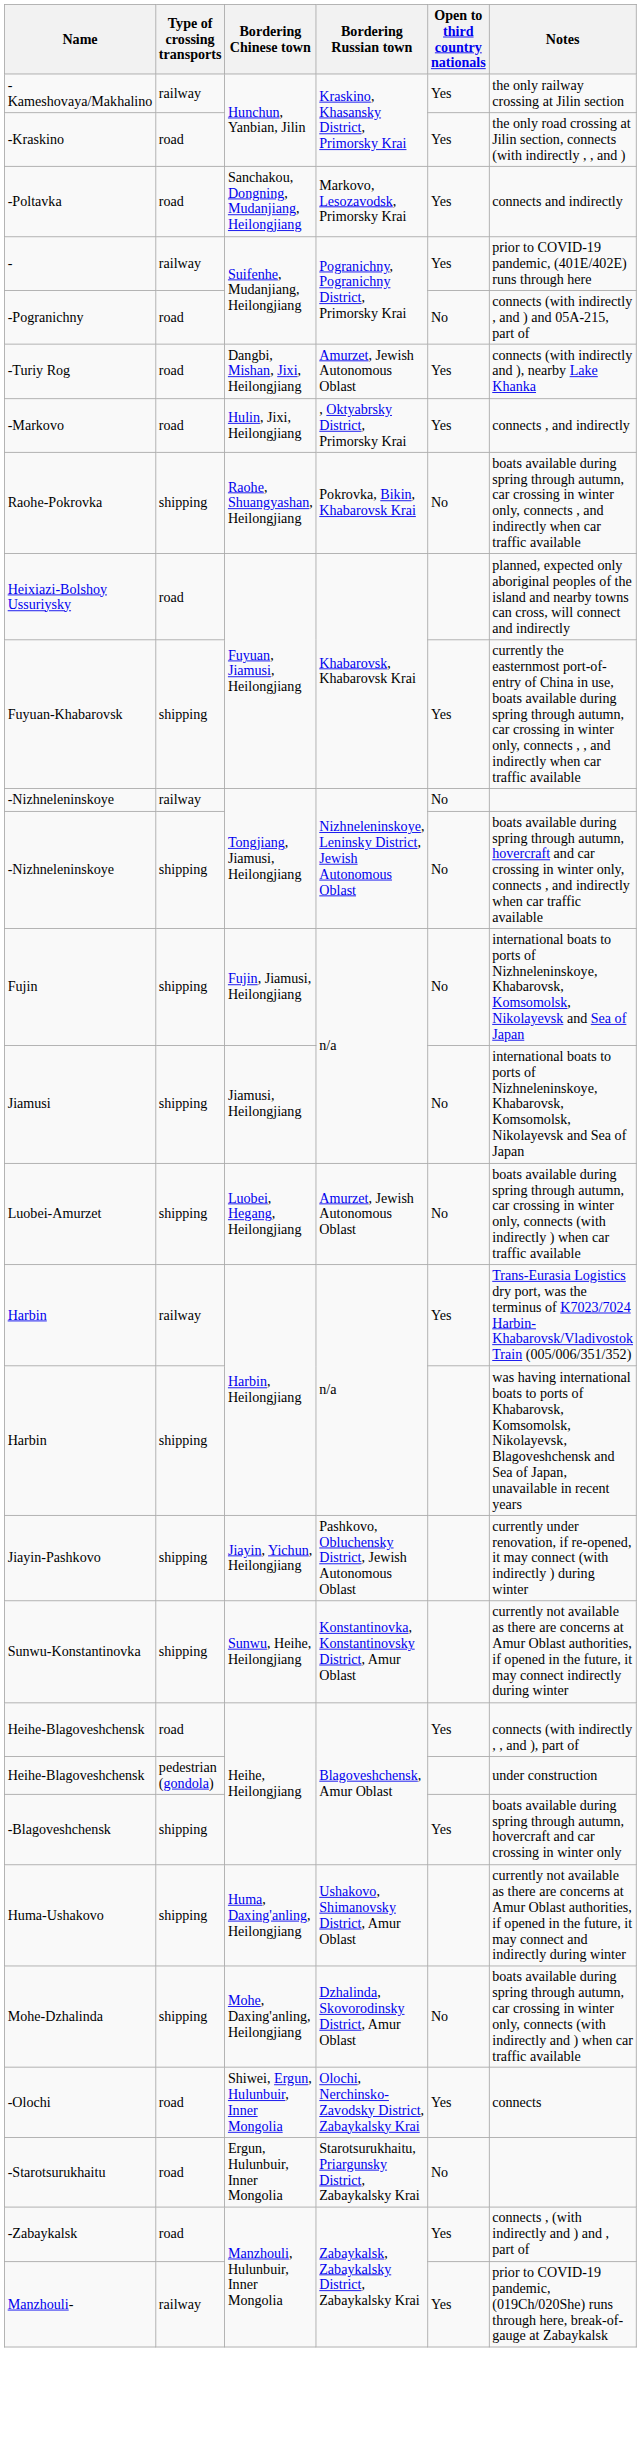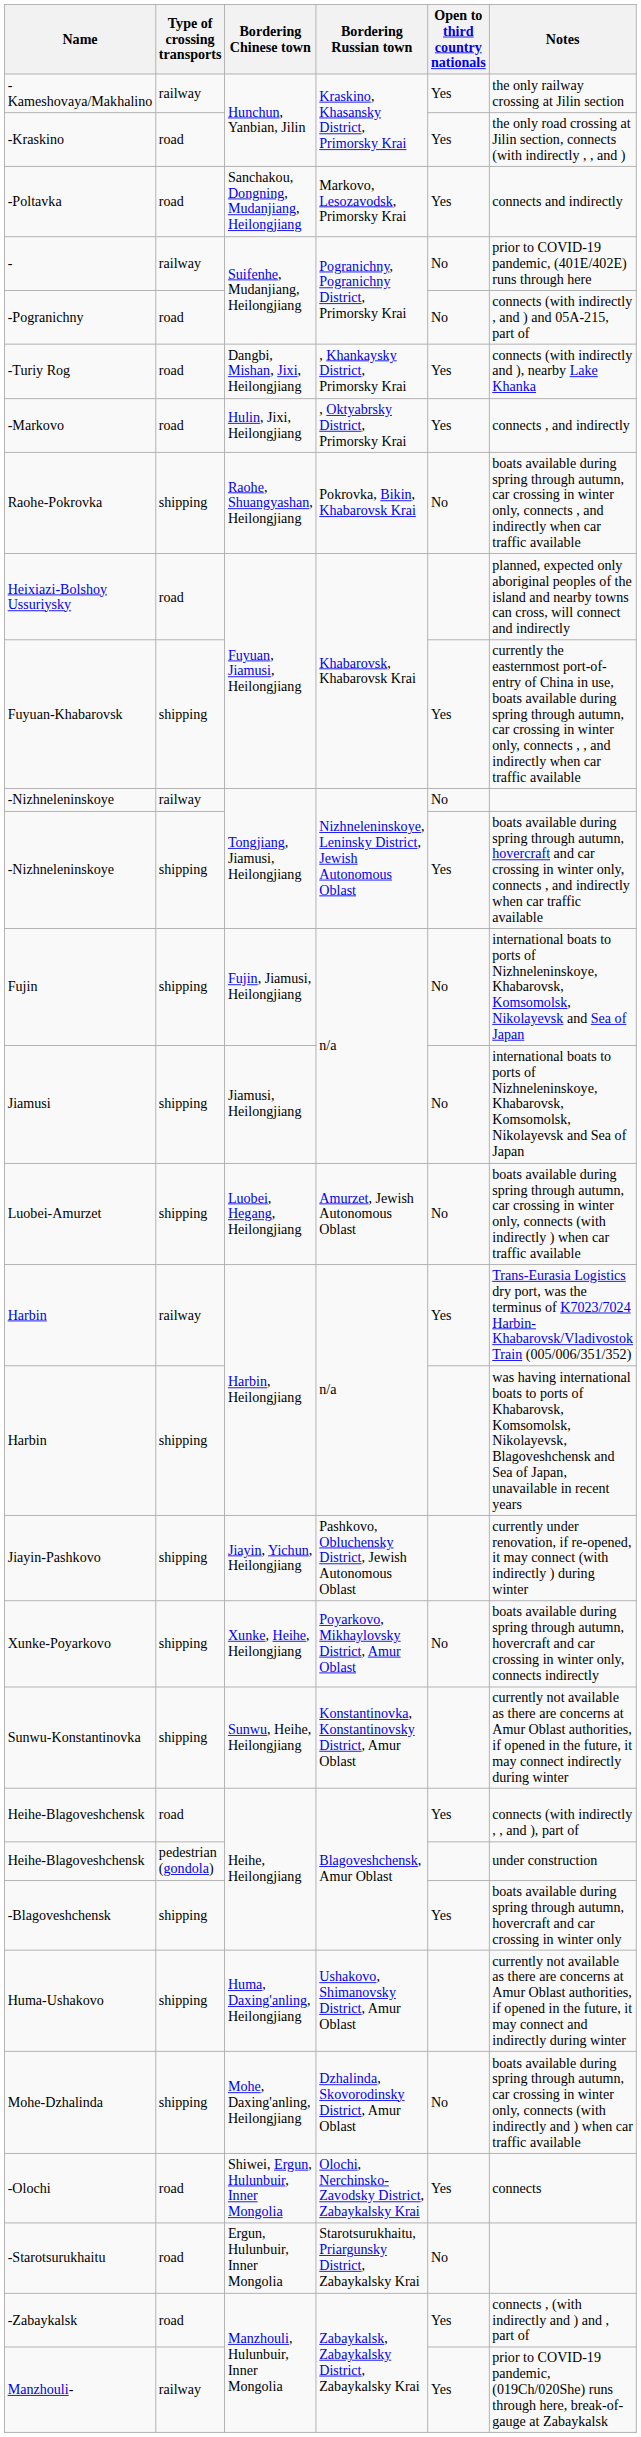(441, 263) Yes -> (440, 263) No
(367, 371) Amurzet, Jewish Autonomous Oblast -> (363, 371) , Khankaysky District, Primorsky Krai
(440, 869) No -> (441, 869) Yes
+ row: (59, 1643)
